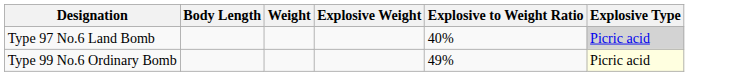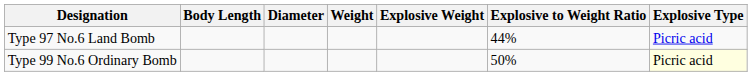+ column: (296, 15)
(441, 37) 40% -> (504, 37) 44%
(620, 37) lightgrey background -> (683, 37) no background
(441, 60) 49% -> (504, 60) 50%
